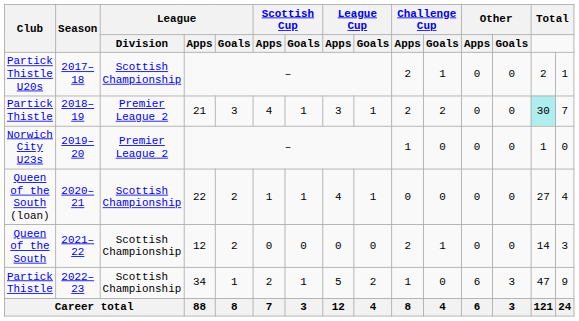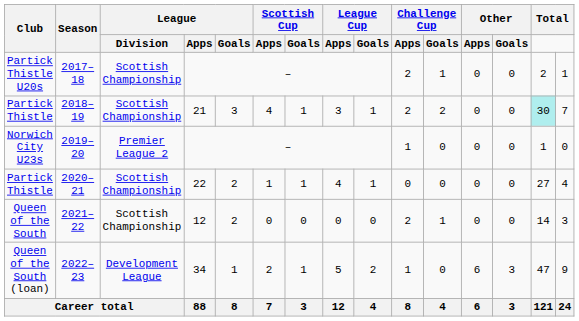(142, 111) Premier League 2 -> (142, 111) Scottish Championship
(30, 197) Queen of the South (loan) -> (30, 184) Partick Thistle
(30, 283) Partick Thistle -> (30, 270) Queen of the South (loan)
(142, 283) Scottish Championship -> (142, 270) Development League
